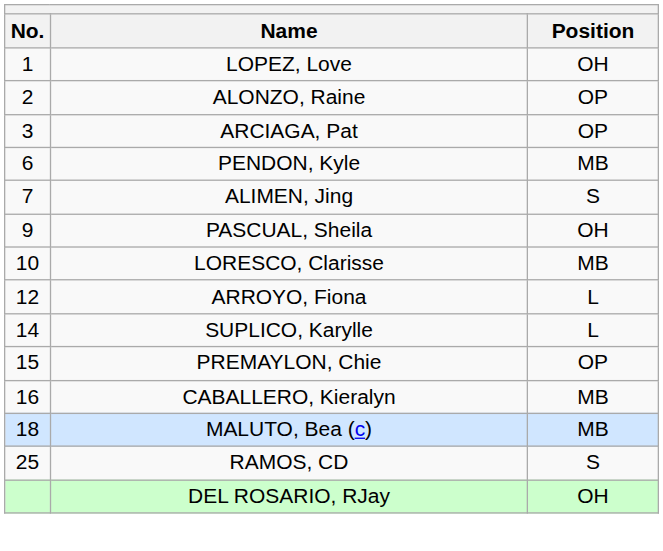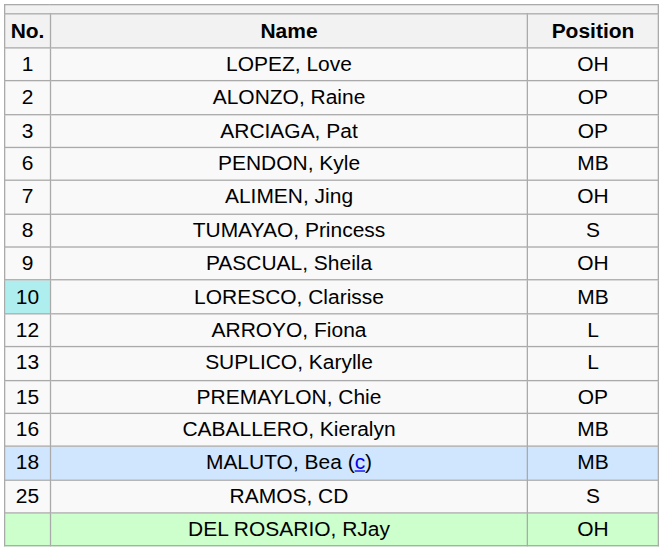(593, 196) S -> (593, 196) OH
+ row: (289, 230)
(28, 263) no background -> (28, 296) paleturquoise background
(28, 329) 14 -> (28, 363) 13
